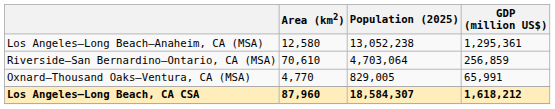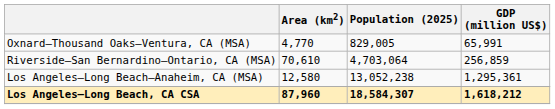rows swapped: (135, 43) <-> (129, 78)
